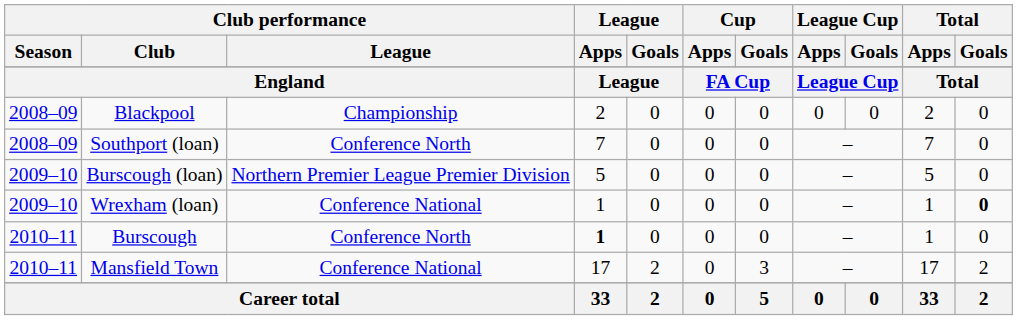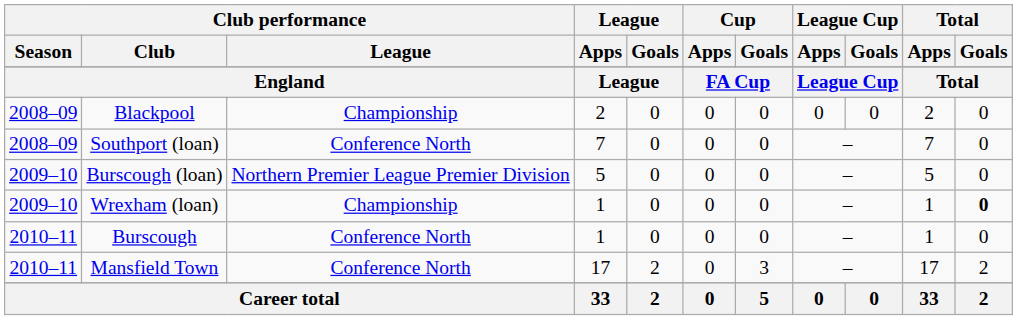(401, 205) Conference National -> (401, 205) Championship
(600, 236) bold -> (600, 236) normal
(401, 267) Conference National -> (401, 267) Conference North
